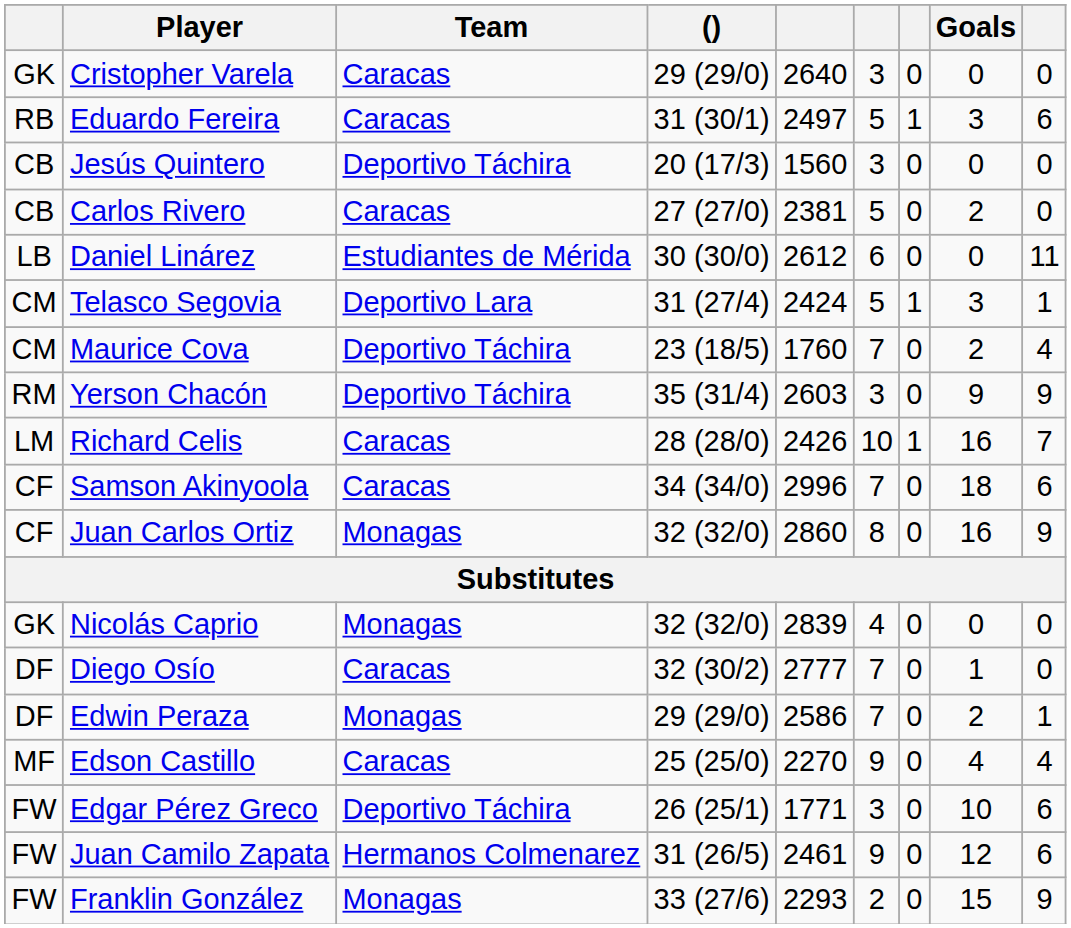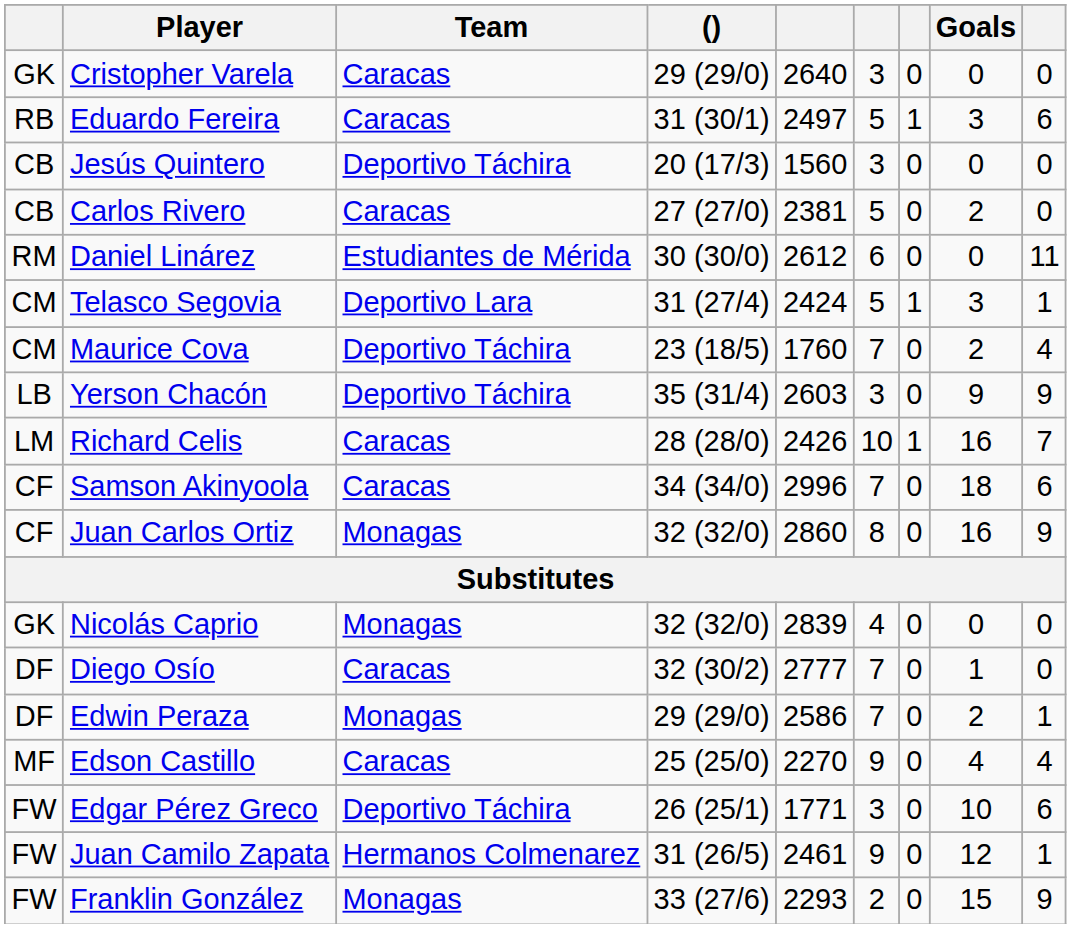(34, 257) LB -> (34, 257) RM
(34, 394) RM -> (34, 394) LB
(1045, 854) 6 -> (1045, 854) 1
